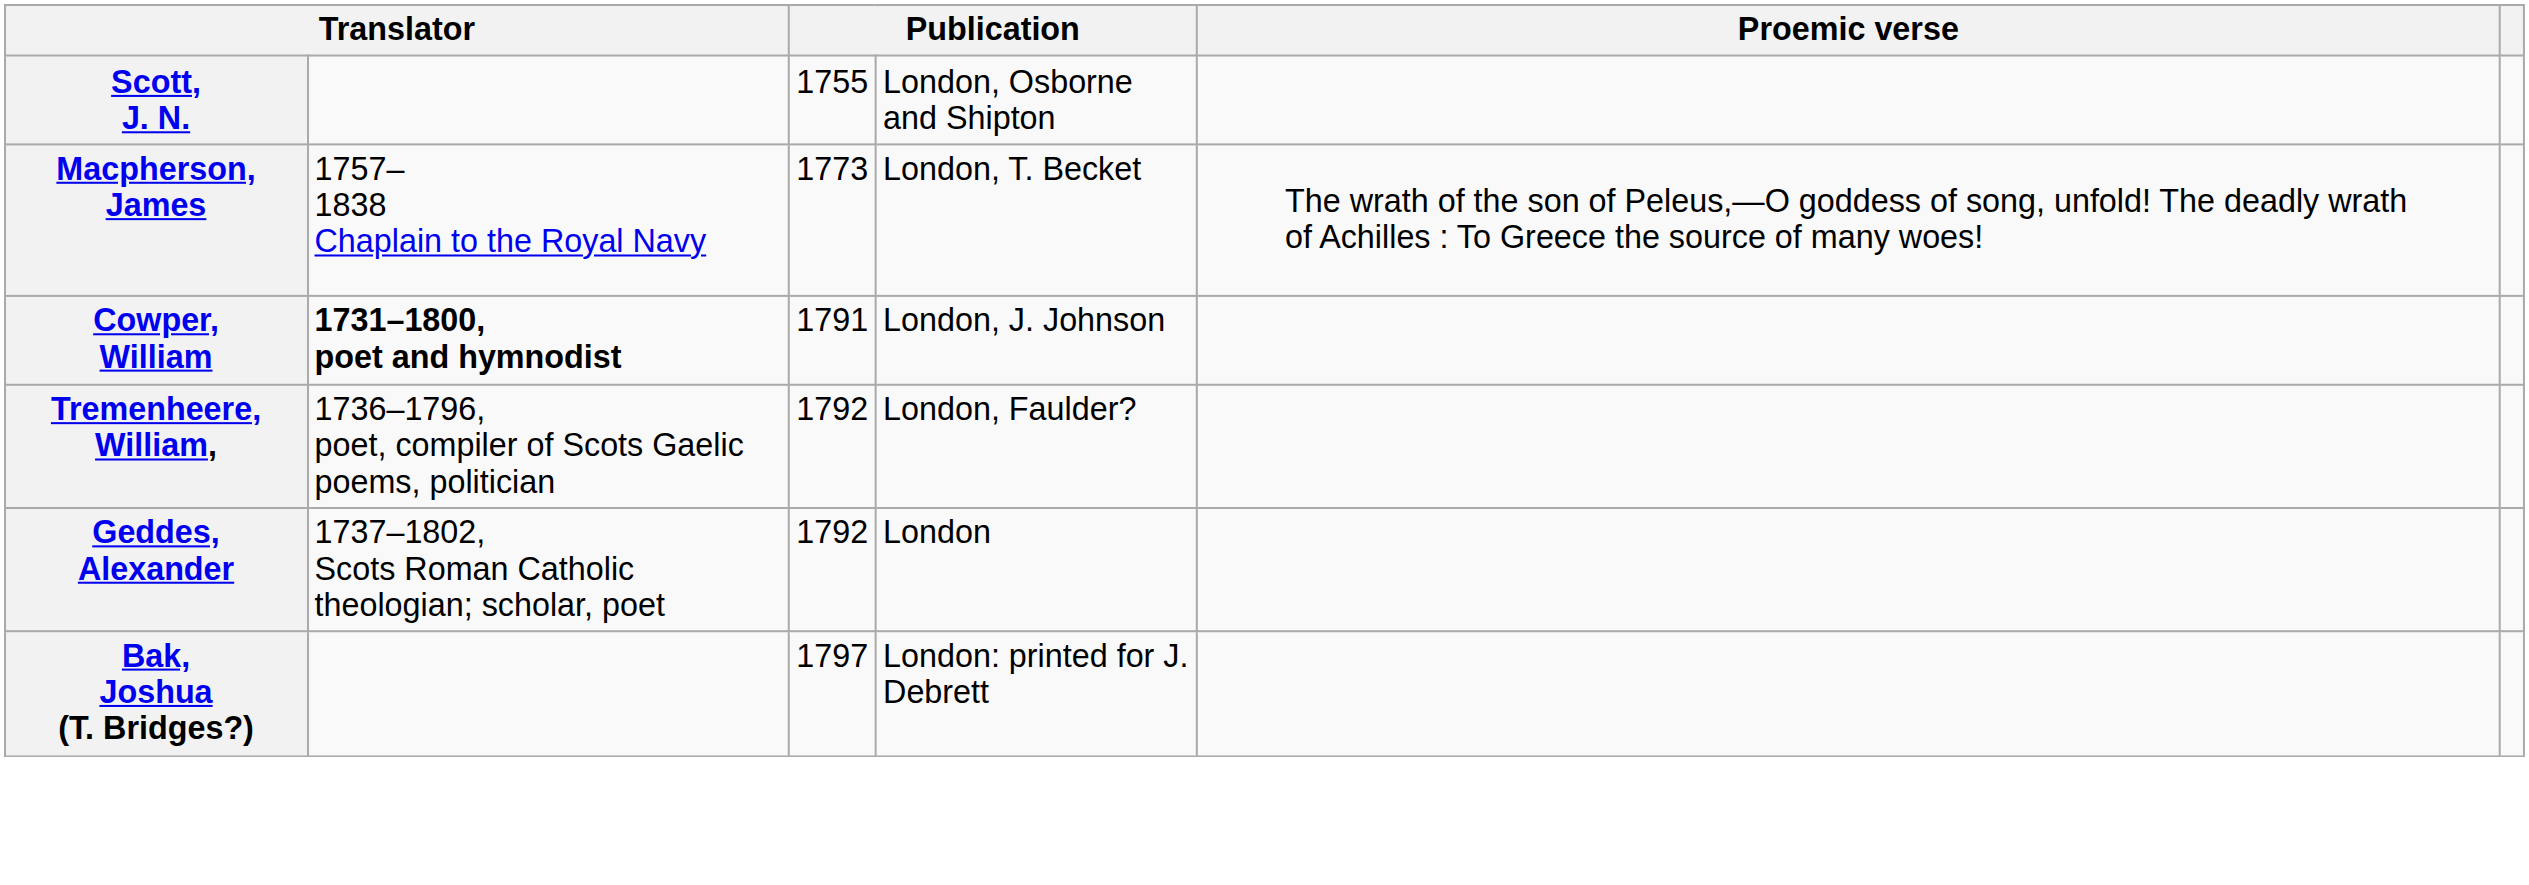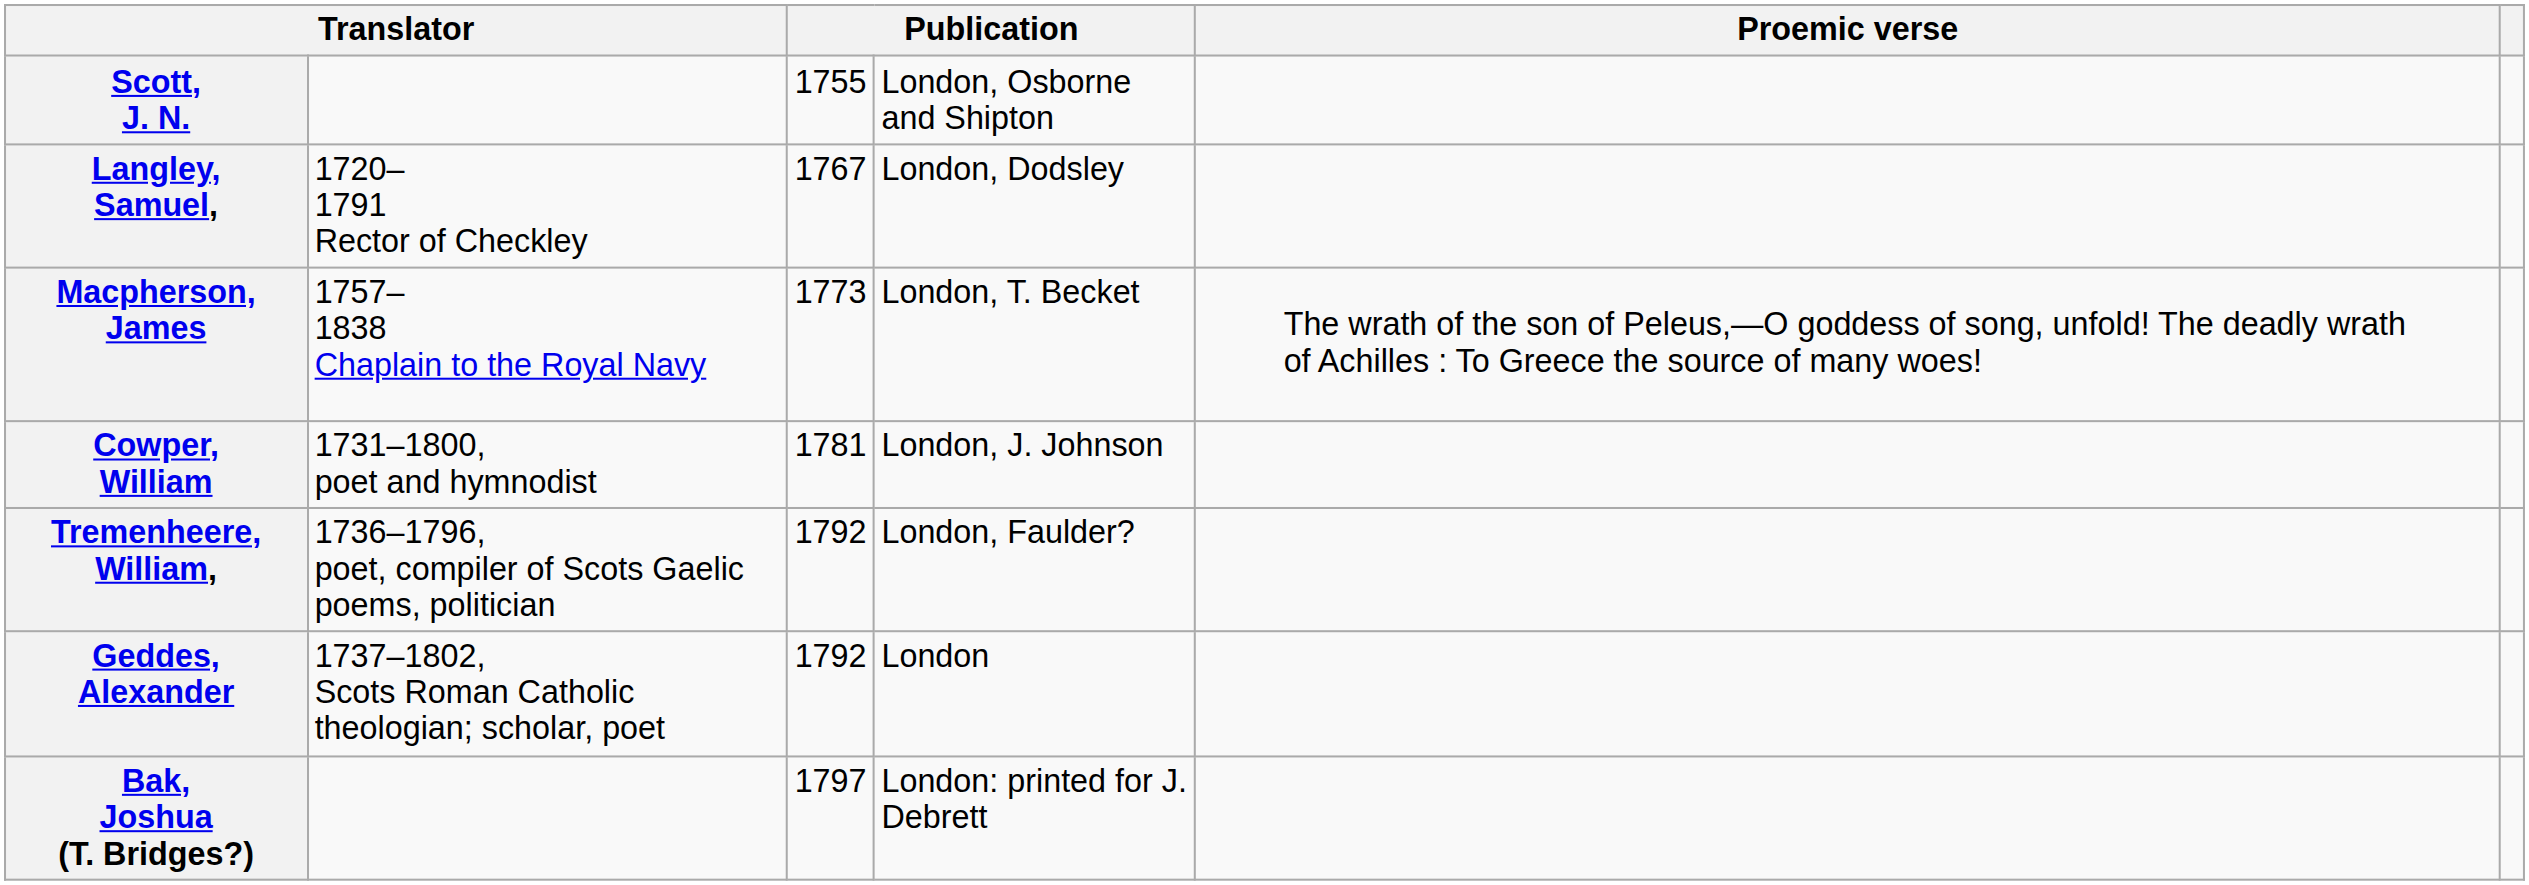+ row: (156, 187)
(468, 339) bold -> (456, 463) normal
(832, 321) 1791 -> (831, 445) 1781
